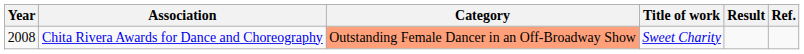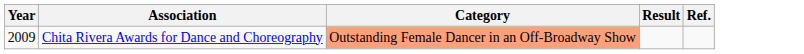- column: (682, 15)
(22, 37) 2008 -> (22, 37) 2009
